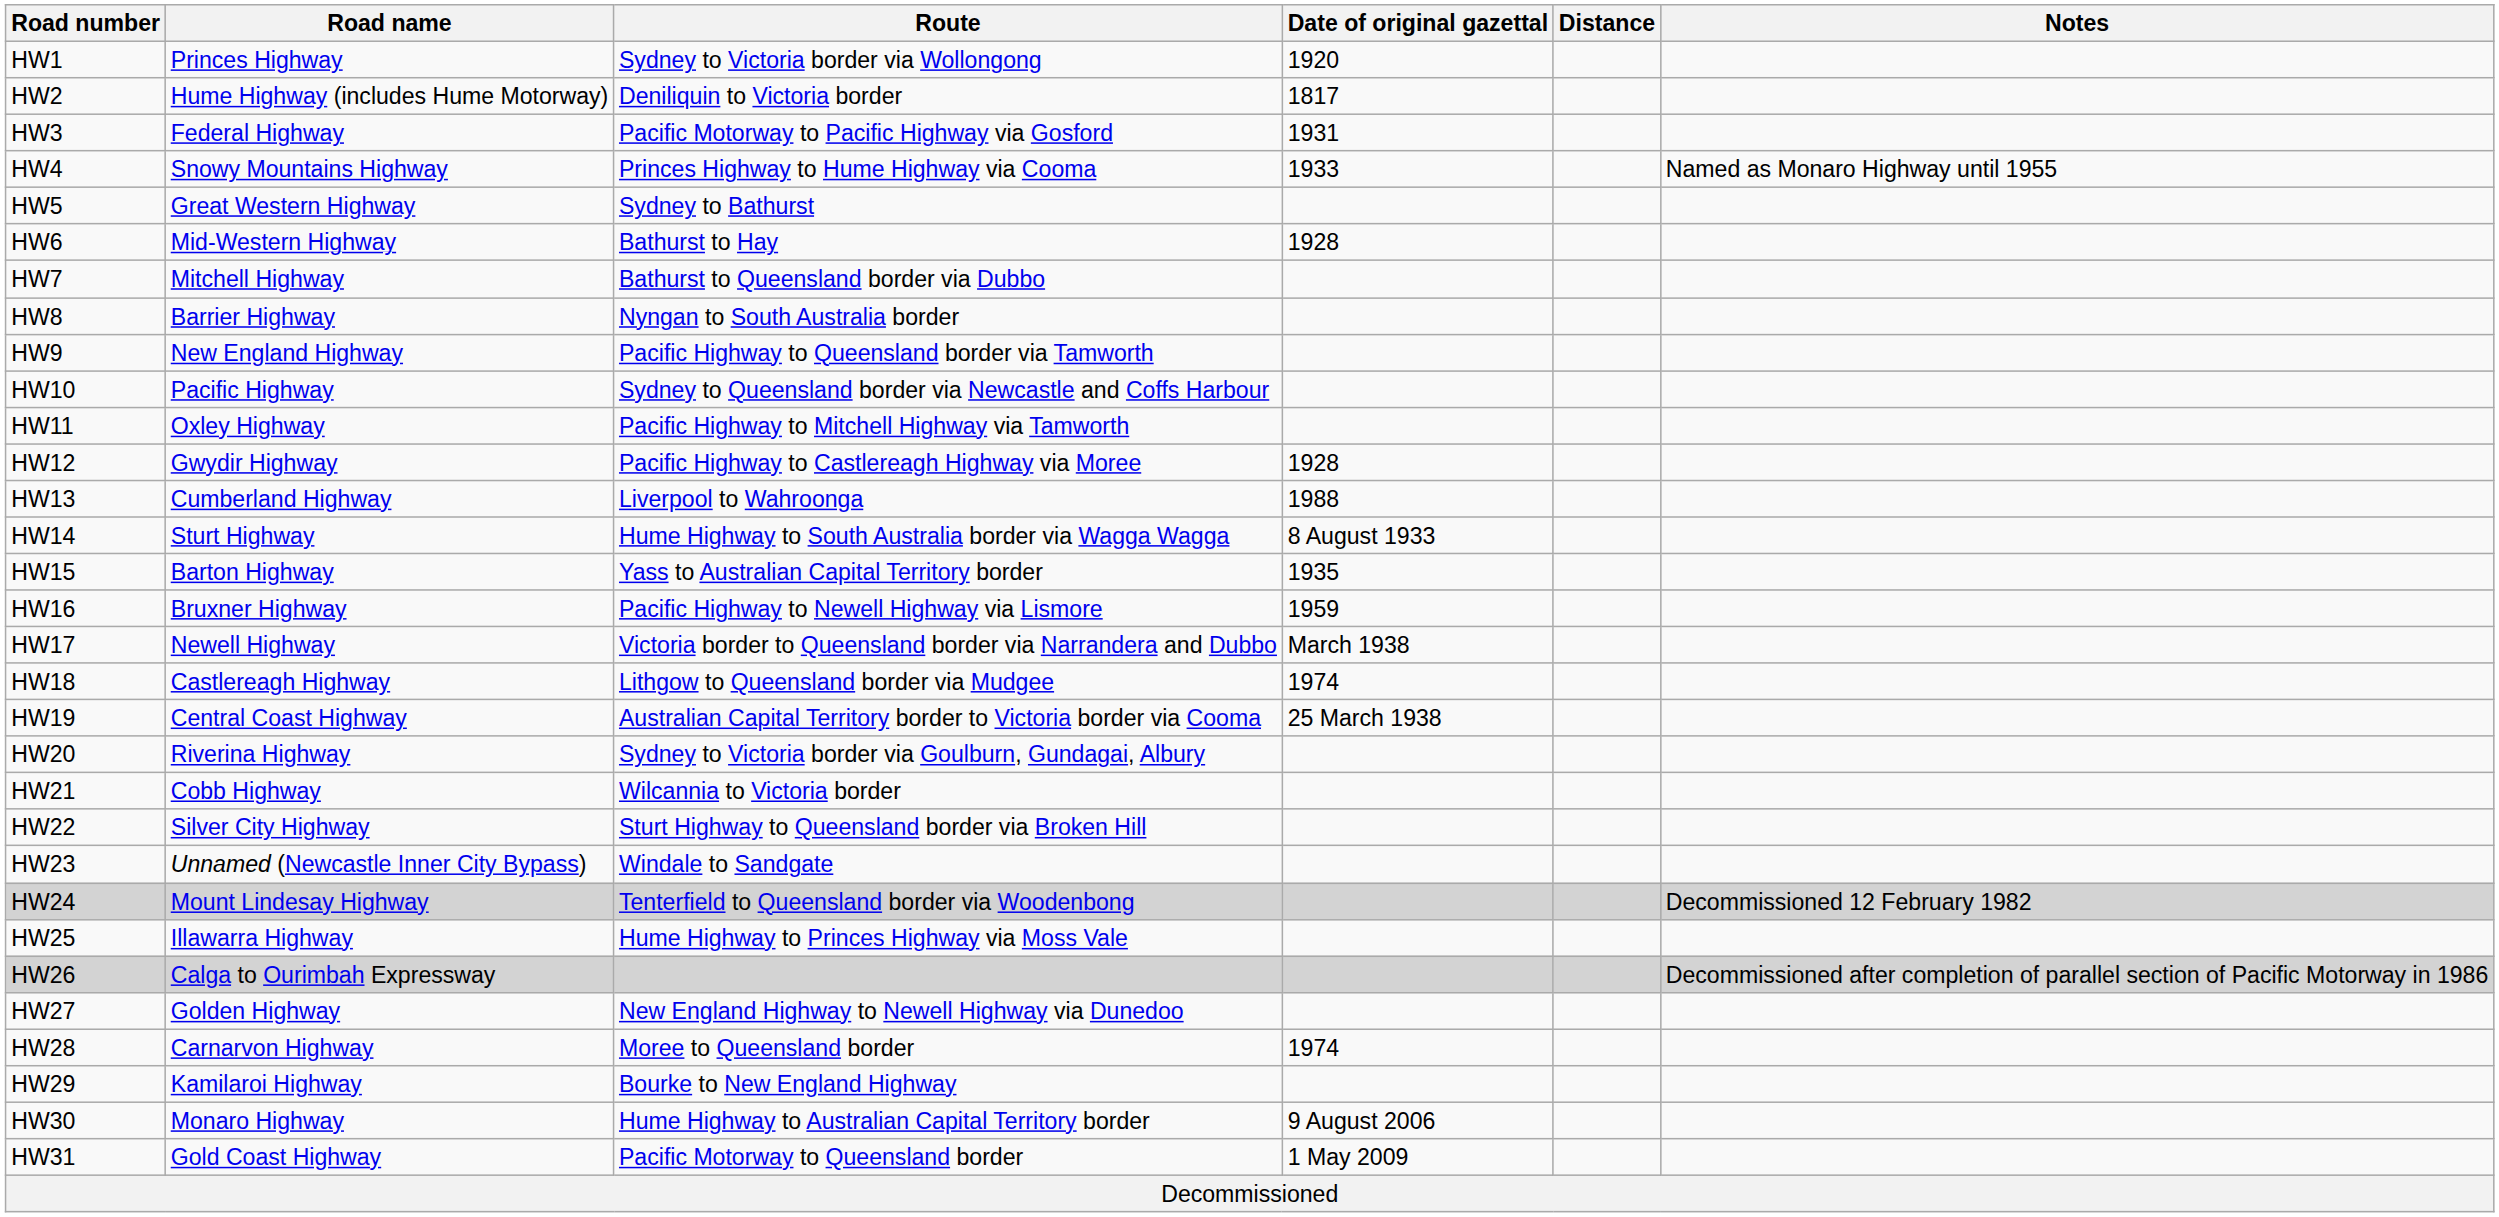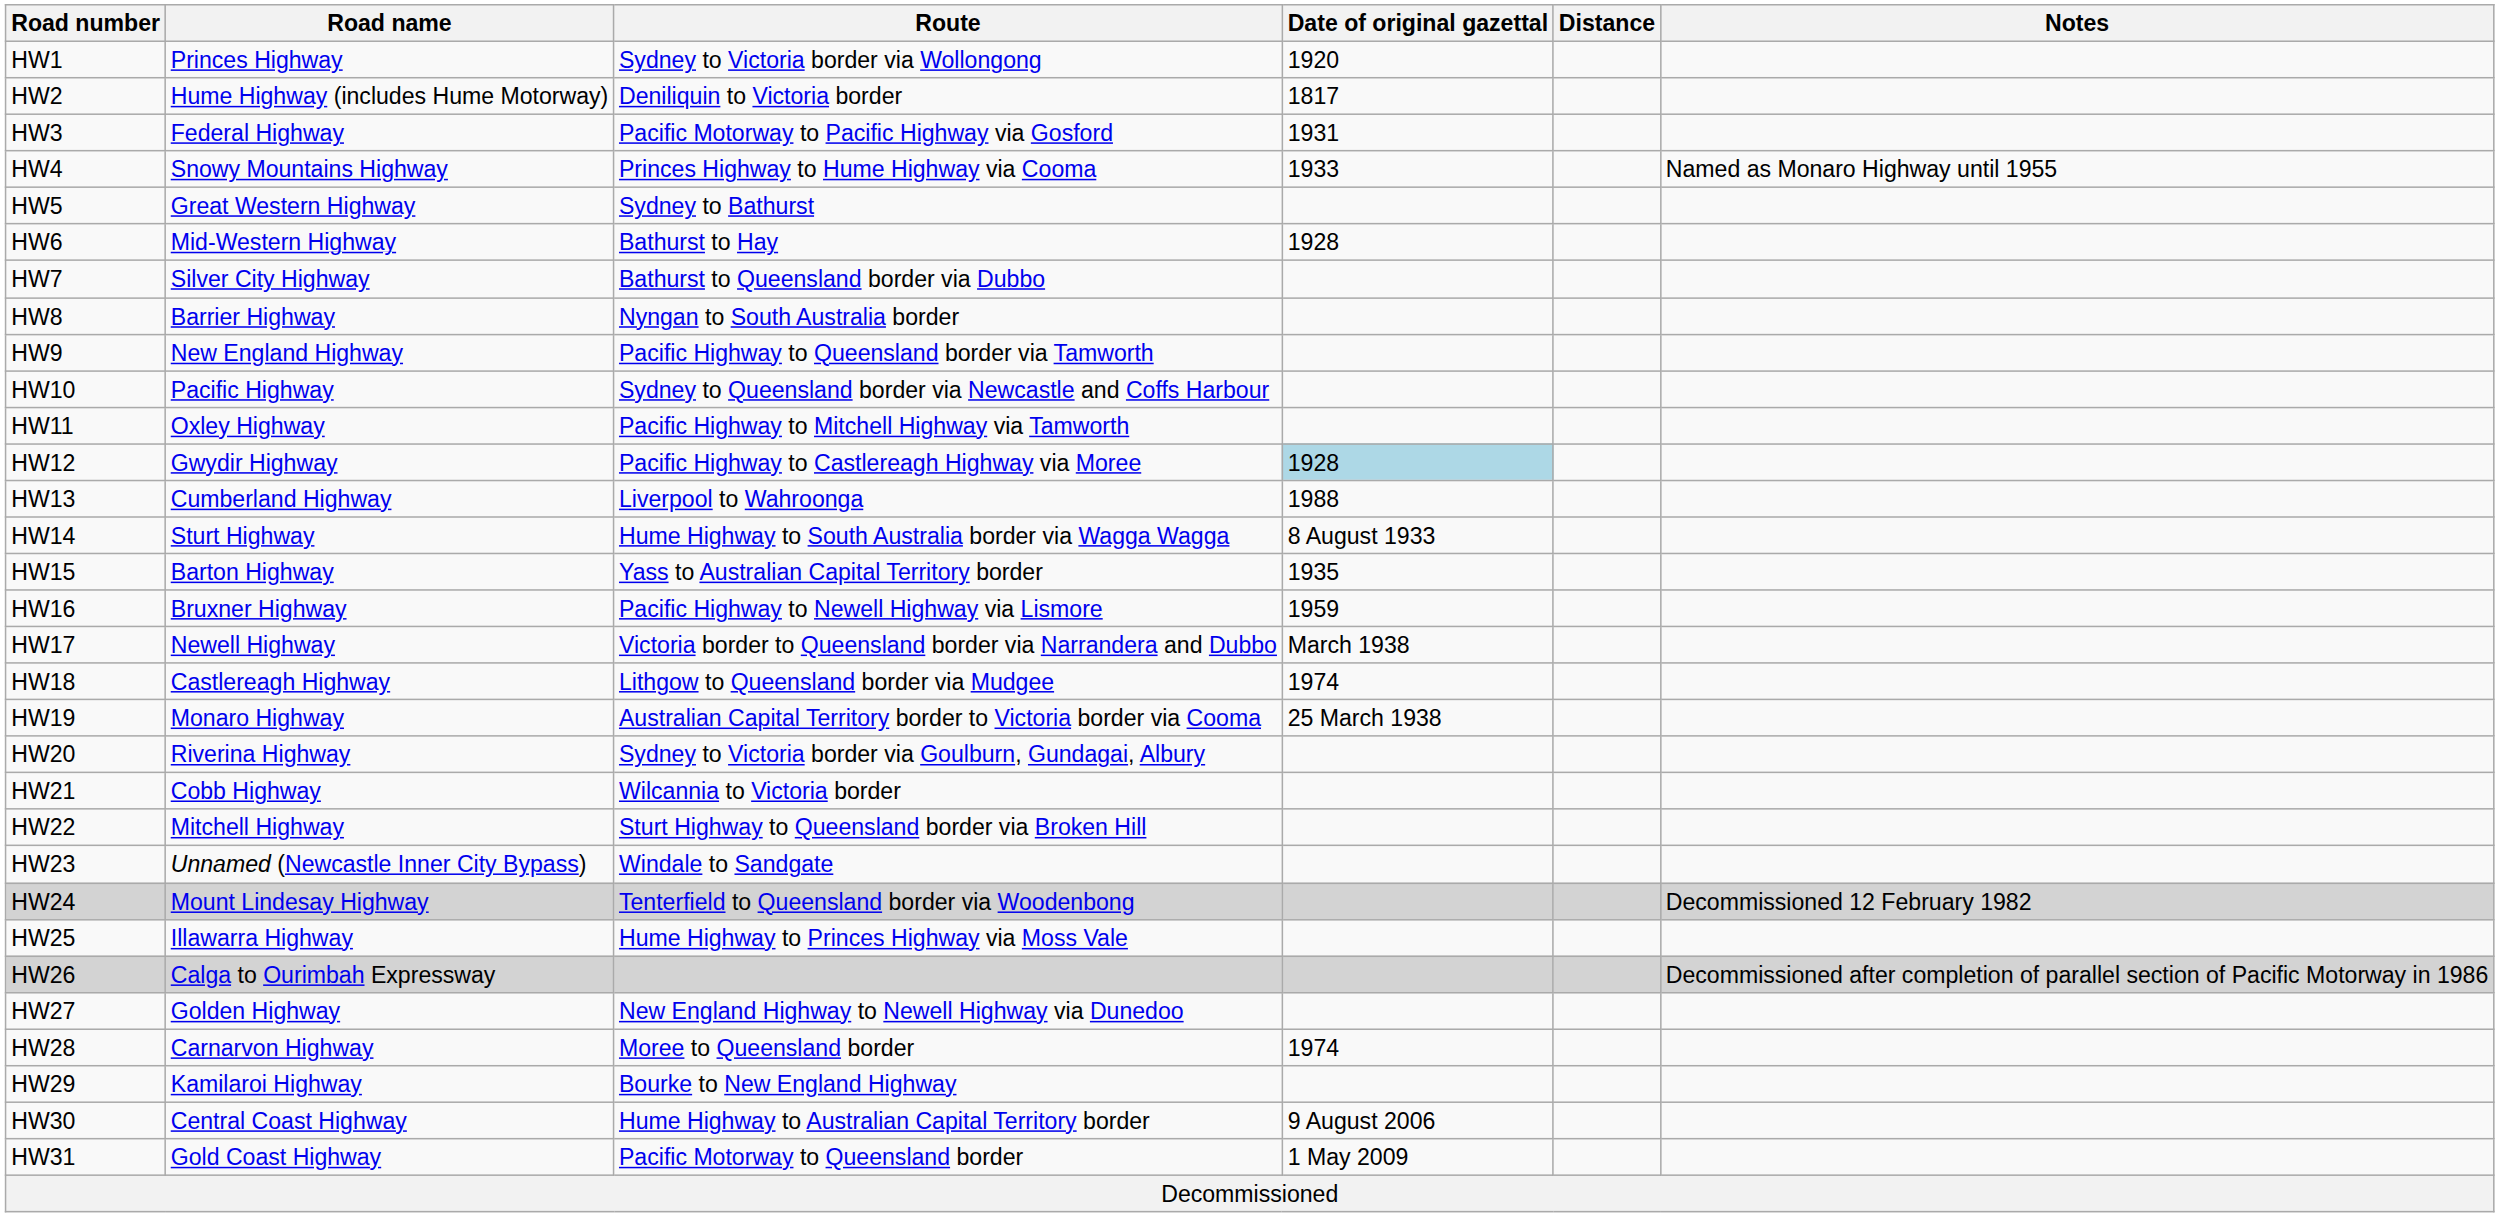(257, 279) Mitchell Highway -> (270, 279) Silver City Highway
(1313, 462) no background -> (1313, 462) lightblue background
(289, 718) Central Coast Highway -> (257, 718) Monaro Highway
(270, 828) Silver City Highway -> (257, 828) Mitchell Highway
(257, 1120) Monaro Highway -> (289, 1120) Central Coast Highway
